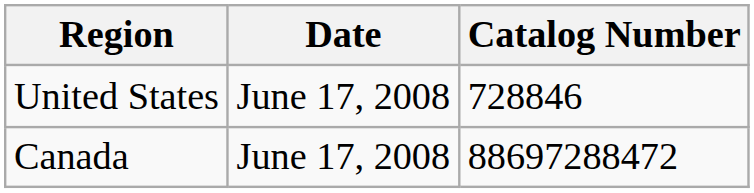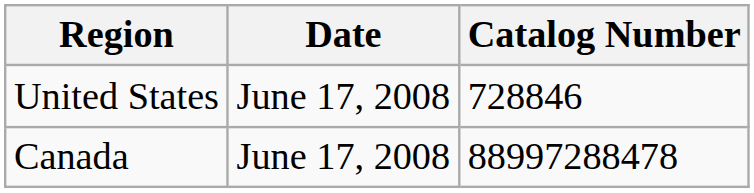(573, 156) 88697288472 -> (573, 156) 88997288478
